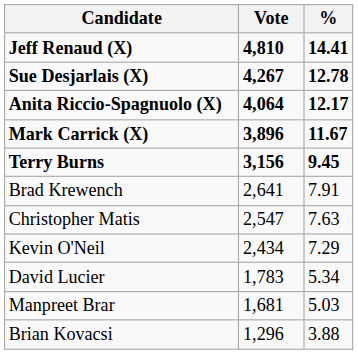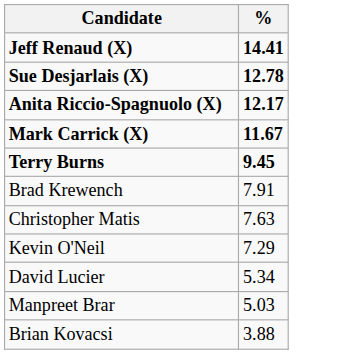- column: (271, 18)
